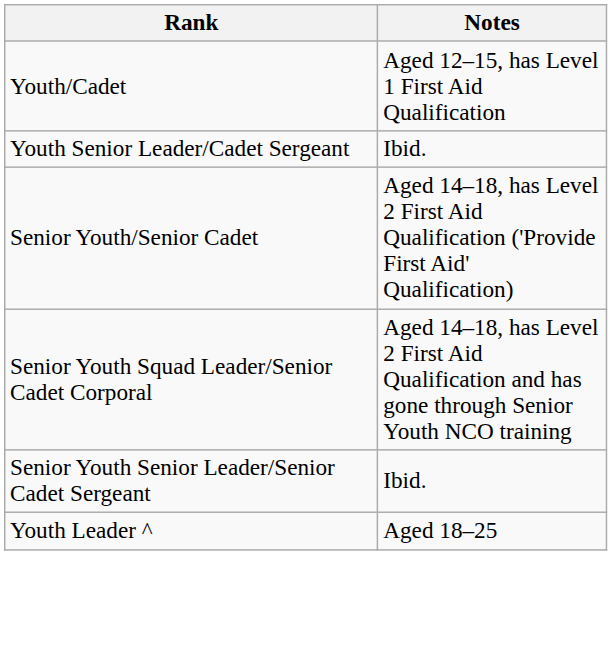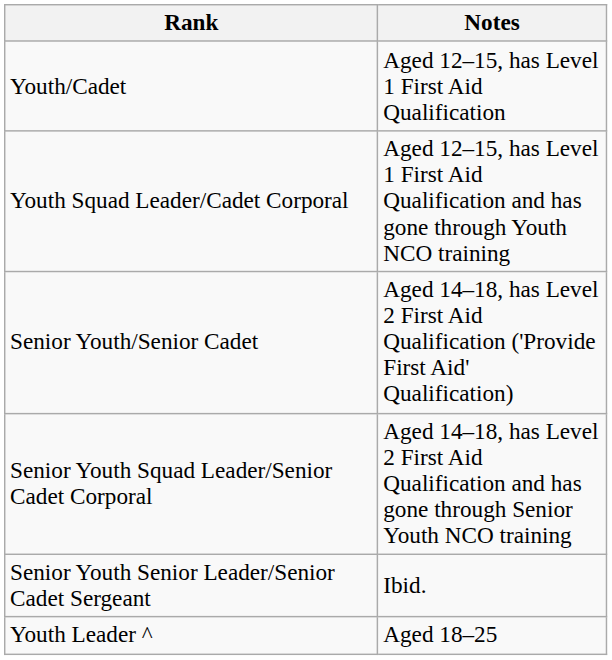+ row: (179, 200)
- row: (180, 148)
